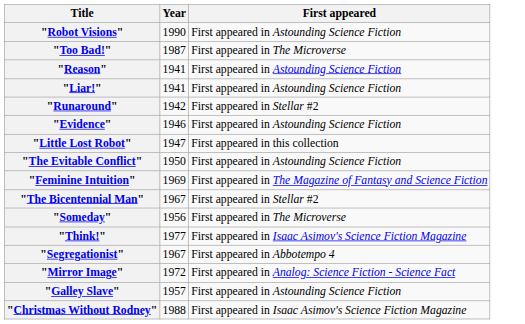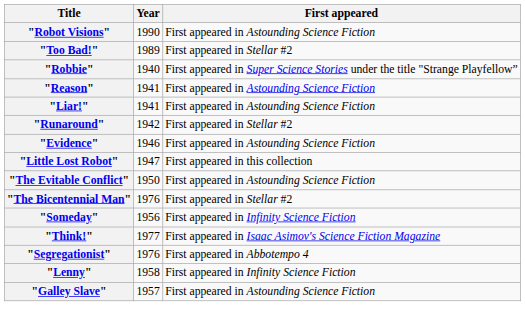(174, 50) 1987 -> (148, 50) 1989
(269, 50) First appeared in The Microverse -> (229, 50) First appeared in Stellar #2
+ row: (69, 69)
- row: (82, 180)
(174, 198) 1967 -> (148, 198) 1976
(269, 217) First appeared in The Microverse -> (260, 217) First appeared in Infinity Science Fiction
(174, 254) 1967 -> (148, 254) 1976
- row: (82, 273)
+ row: (69, 273)
- row: (82, 310)
